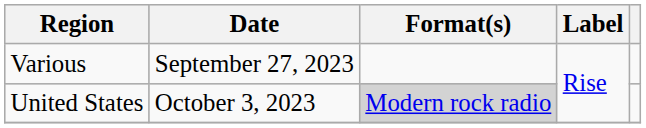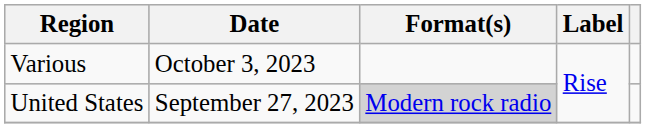(254, 63) September 27, 2023 -> (235, 63) October 3, 2023
(235, 102) October 3, 2023 -> (254, 102) September 27, 2023
